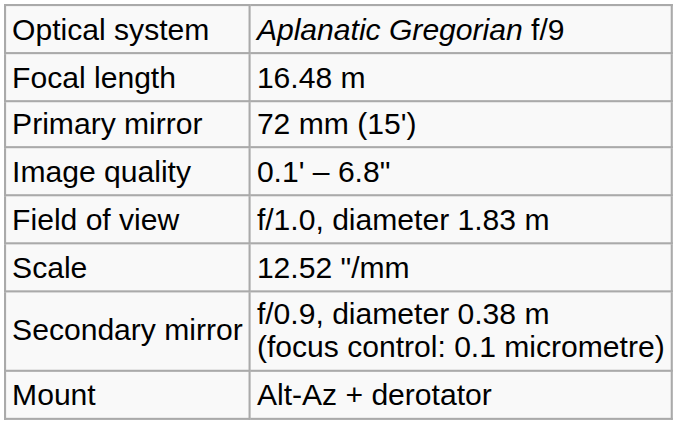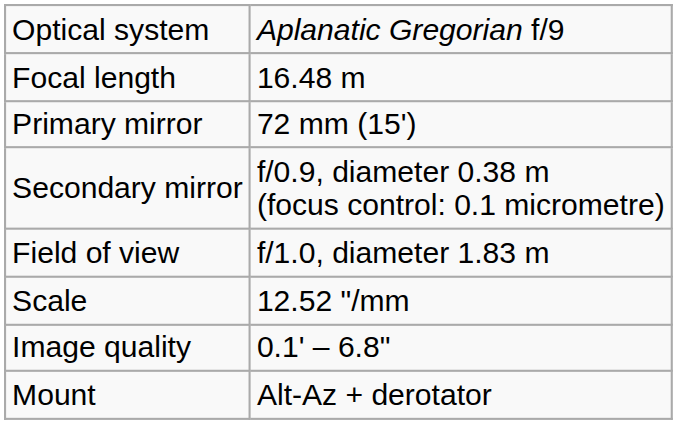rows swapped: (127, 331) <-> (102, 172)
